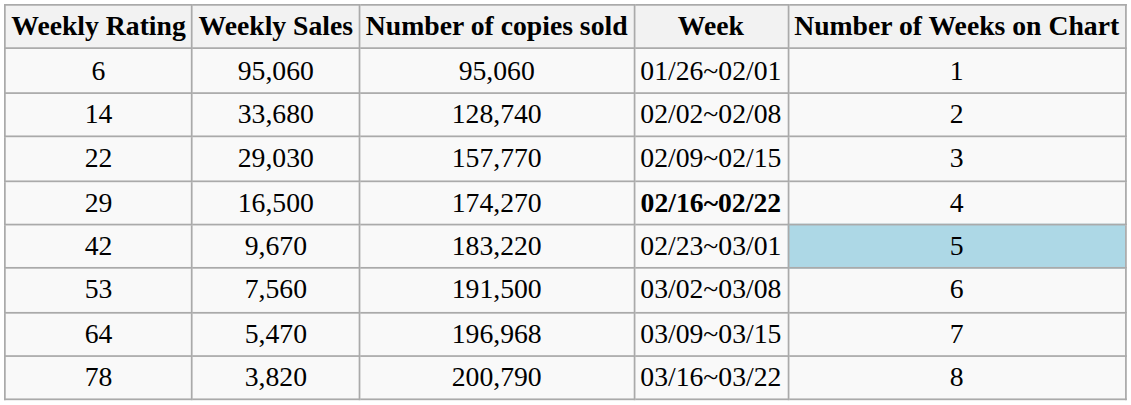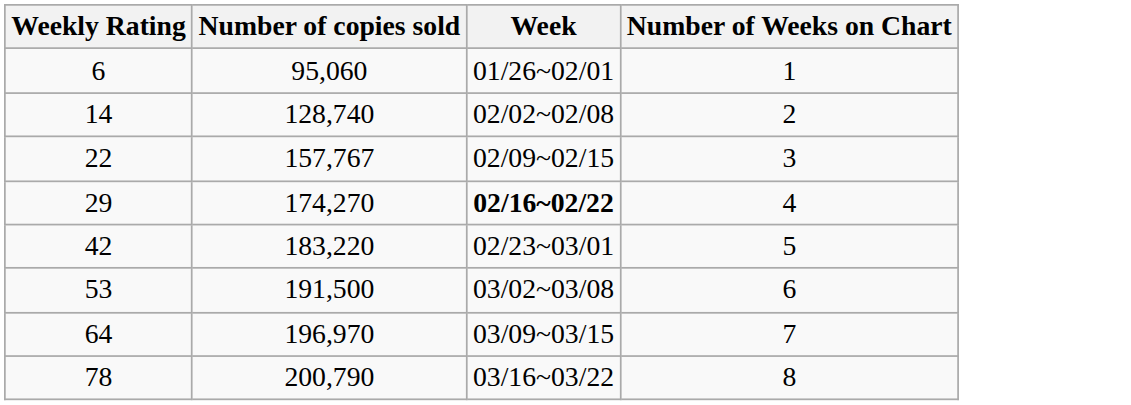- column: (276, 26)
(497, 158) 157,770 -> (329, 158) 157,767
(957, 245) lightblue background -> (789, 245) no background
(497, 333) 196,968 -> (329, 333) 196,970
